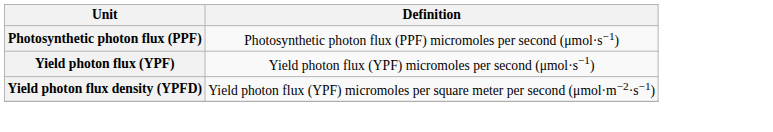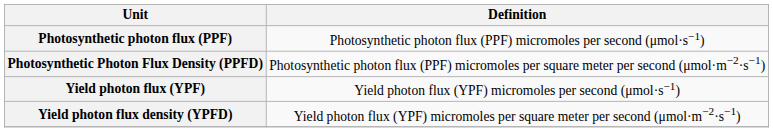+ row: (135, 63)
